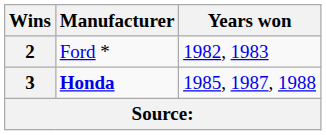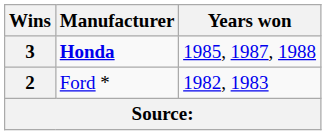rows swapped: (30, 83) <-> (30, 51)
